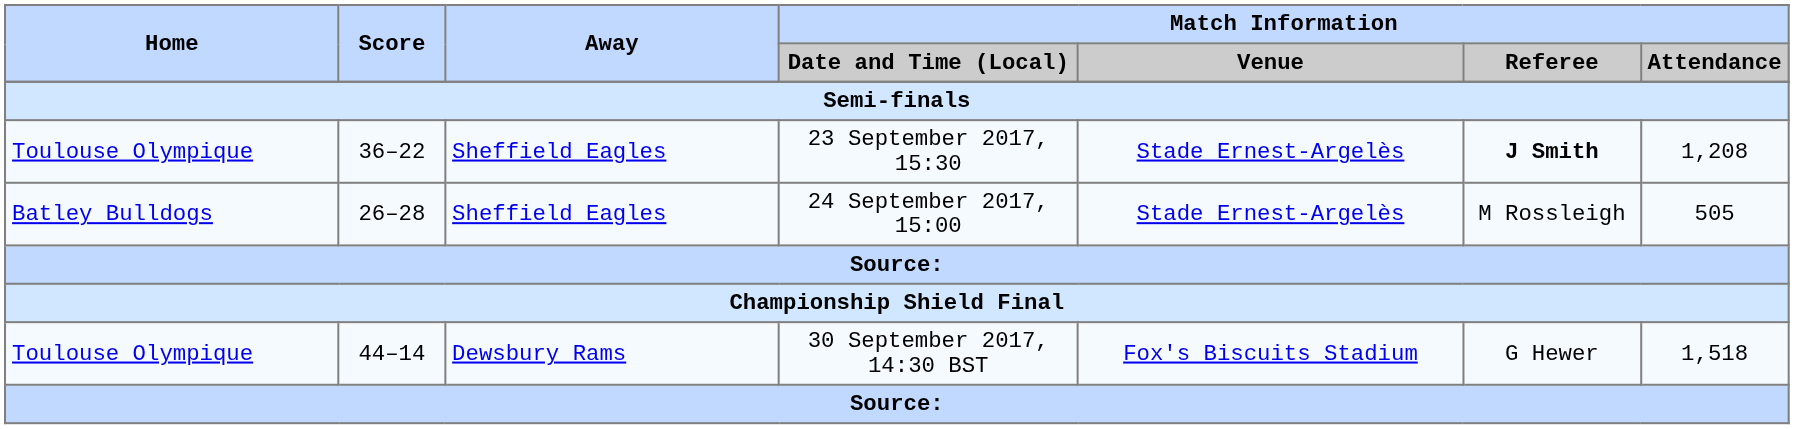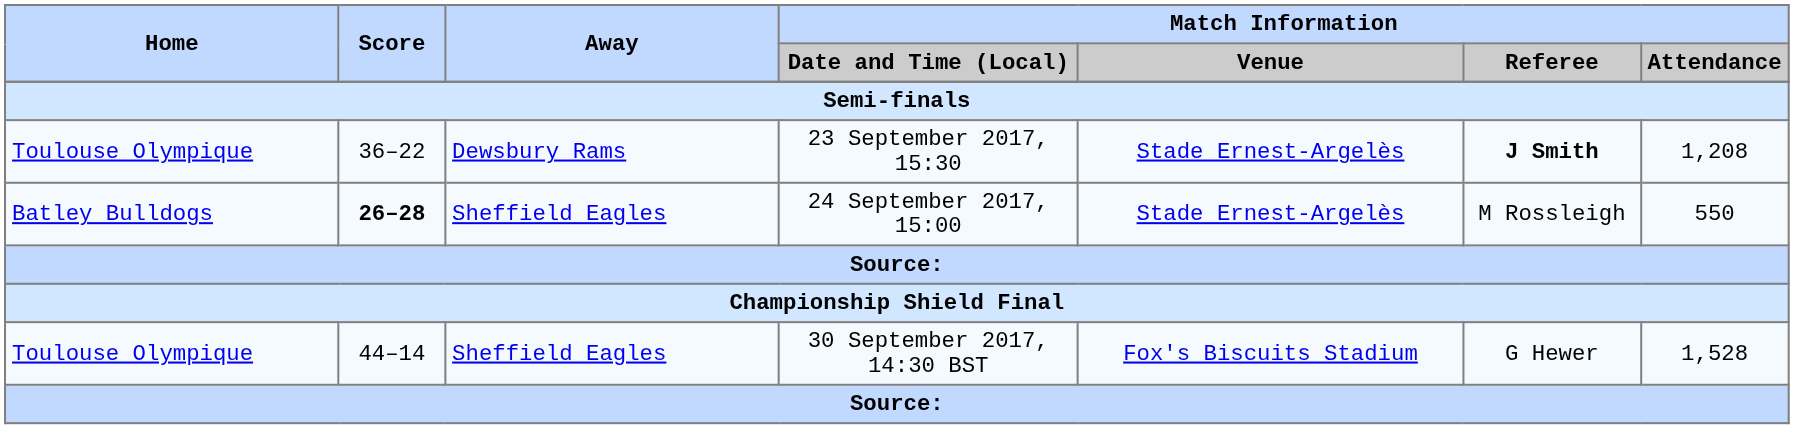(559, 151) Sheffield Eagles -> (539, 151) Dewsbury Rams
(392, 214) normal -> (392, 214) bold
(1715, 214) 505 -> (1715, 214) 550
(539, 353) Dewsbury Rams -> (559, 353) Sheffield Eagles
(1715, 353) 1,518 -> (1715, 353) 1,528
